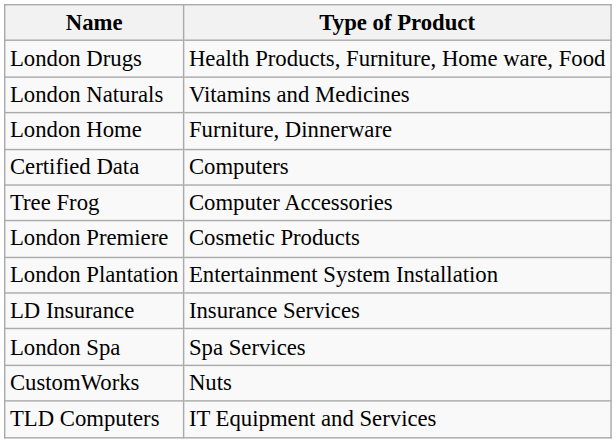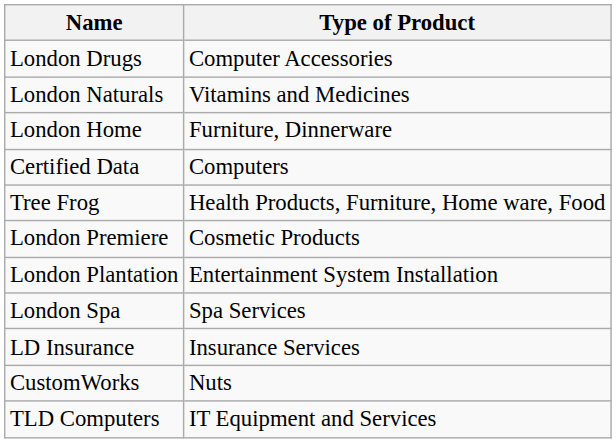(397, 58) Health Products, Furniture, Home ware, Food -> (291, 58) Computer Accessories
(291, 202) Computer Accessories -> (397, 202) Health Products, Furniture, Home ware, Food
rows swapped: (72, 310) <-> (65, 346)
